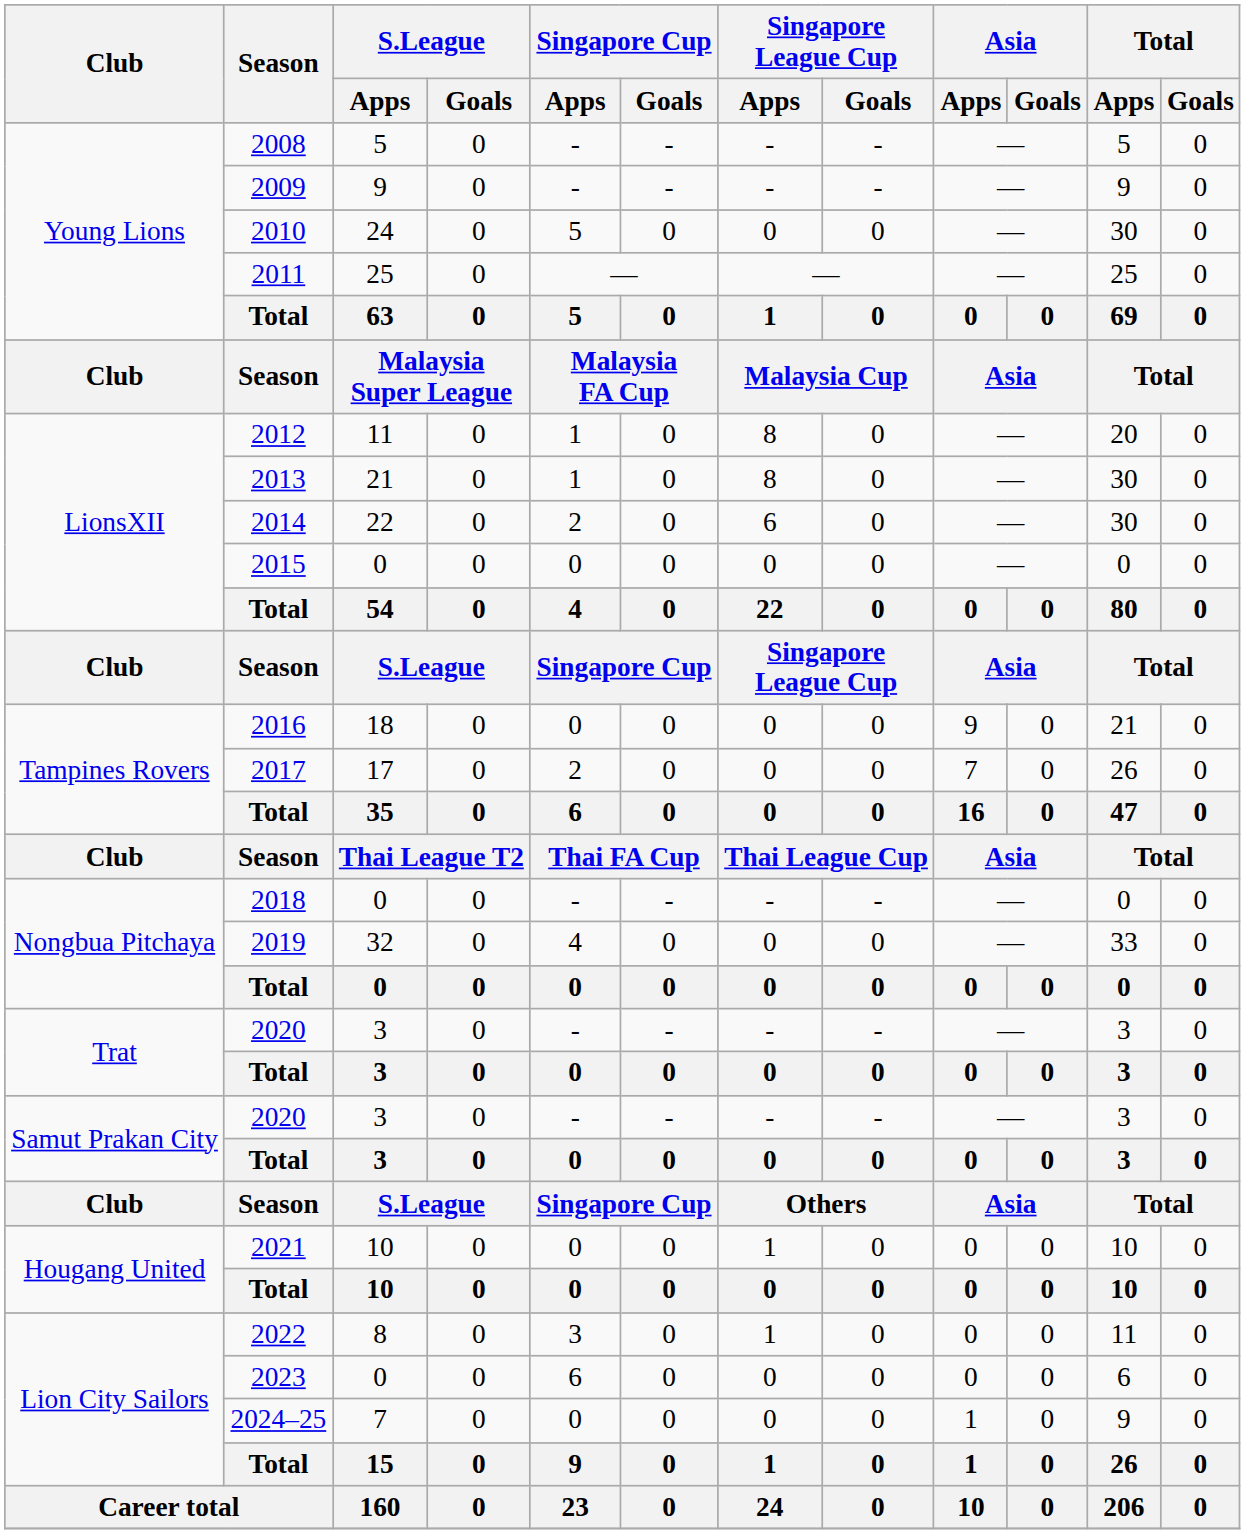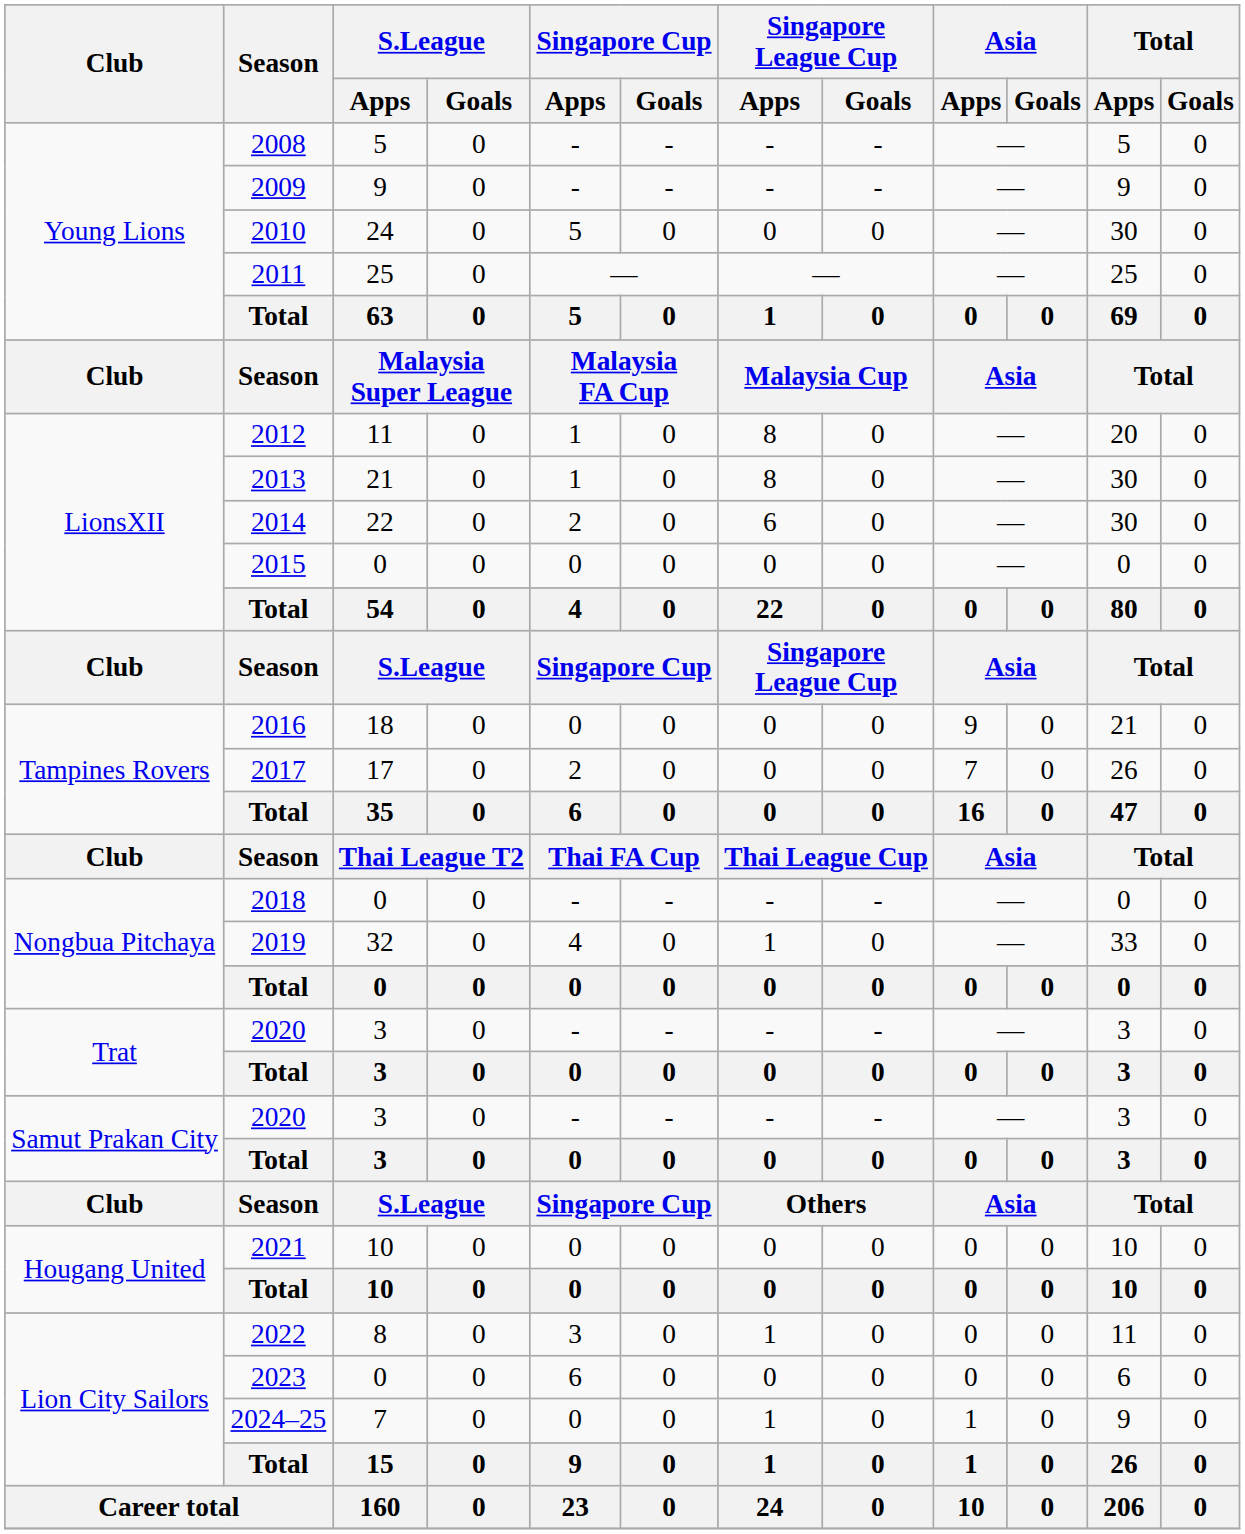(770, 942) 0 -> (770, 942) 1
(770, 1246) 1 -> (770, 1246) 0
(770, 1420) 0 -> (770, 1420) 1
